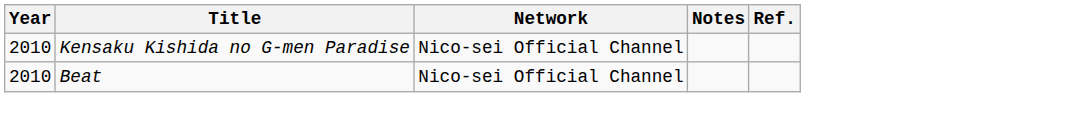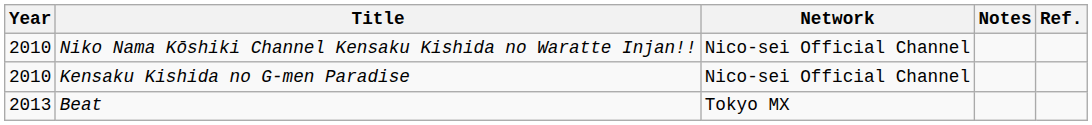+ row: (378, 48)
(30, 77) 2010 -> (30, 106) 2013
(551, 77) Nico-sei Official Channel -> (747, 106) Tokyo MX
